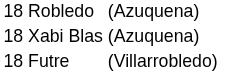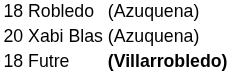(13, 36) 18 -> (13, 36) 20
(163, 61) normal -> (168, 61) bold
